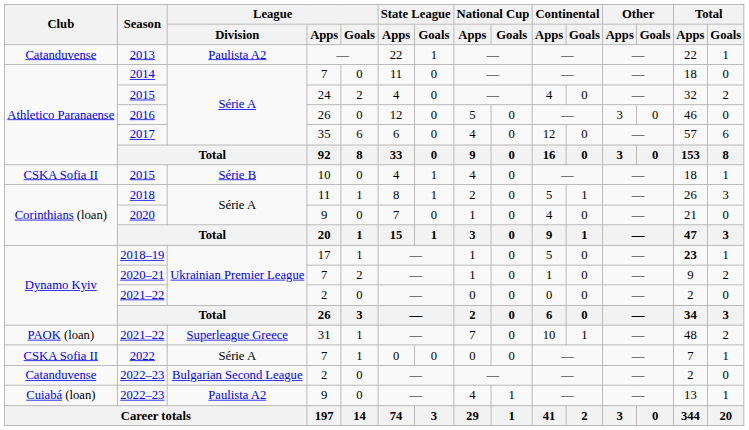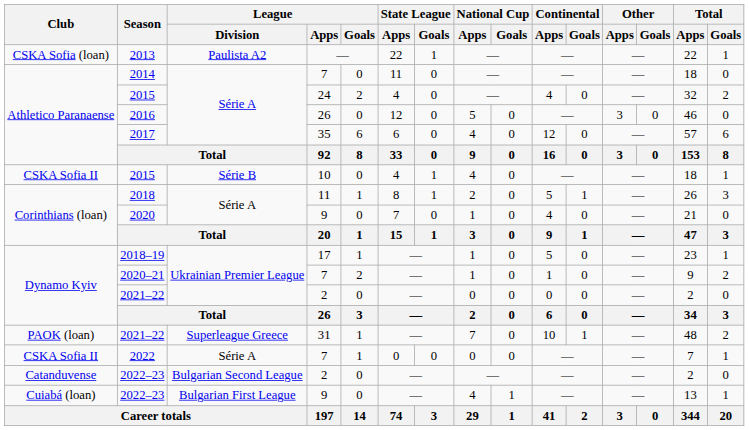(61, 54) Catanduvense -> (61, 54) CSKA Sofia (loan)
(690, 255) bold -> (690, 255) normal
(237, 395) Paulista A2 -> (237, 395) Bulgarian First League
